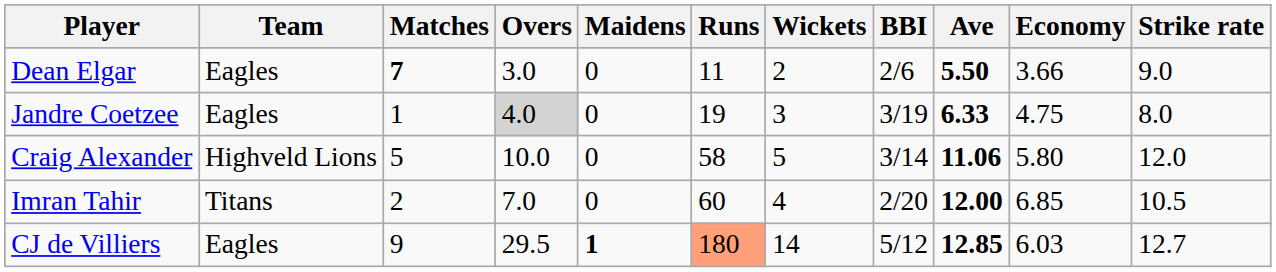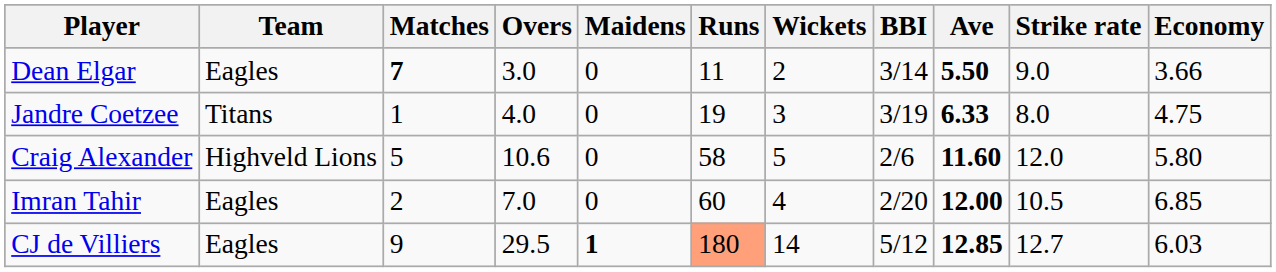columns swapped: (1070, 26) <-> (1201, 26)
(897, 69) 2/6 -> (904, 69) 3/14
(242, 113) Eagles -> (239, 113) Titans
(519, 113) lightgrey background -> (519, 113) no background
(526, 157) 10.0 -> (526, 157) 10.6
(904, 157) 3/14 -> (897, 157) 2/6
(971, 157) 11.06 -> (971, 157) 11.60
(239, 200) Titans -> (242, 200) Eagles
